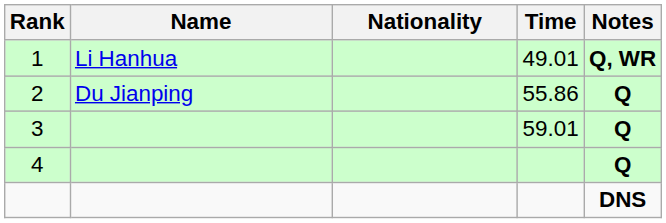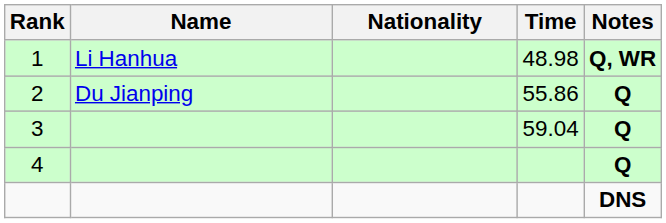(551, 57) 49.01 -> (551, 57) 48.98
(551, 128) 59.01 -> (551, 128) 59.04
